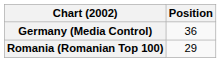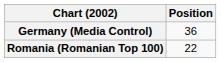(191, 48) 29 -> (191, 48) 22
